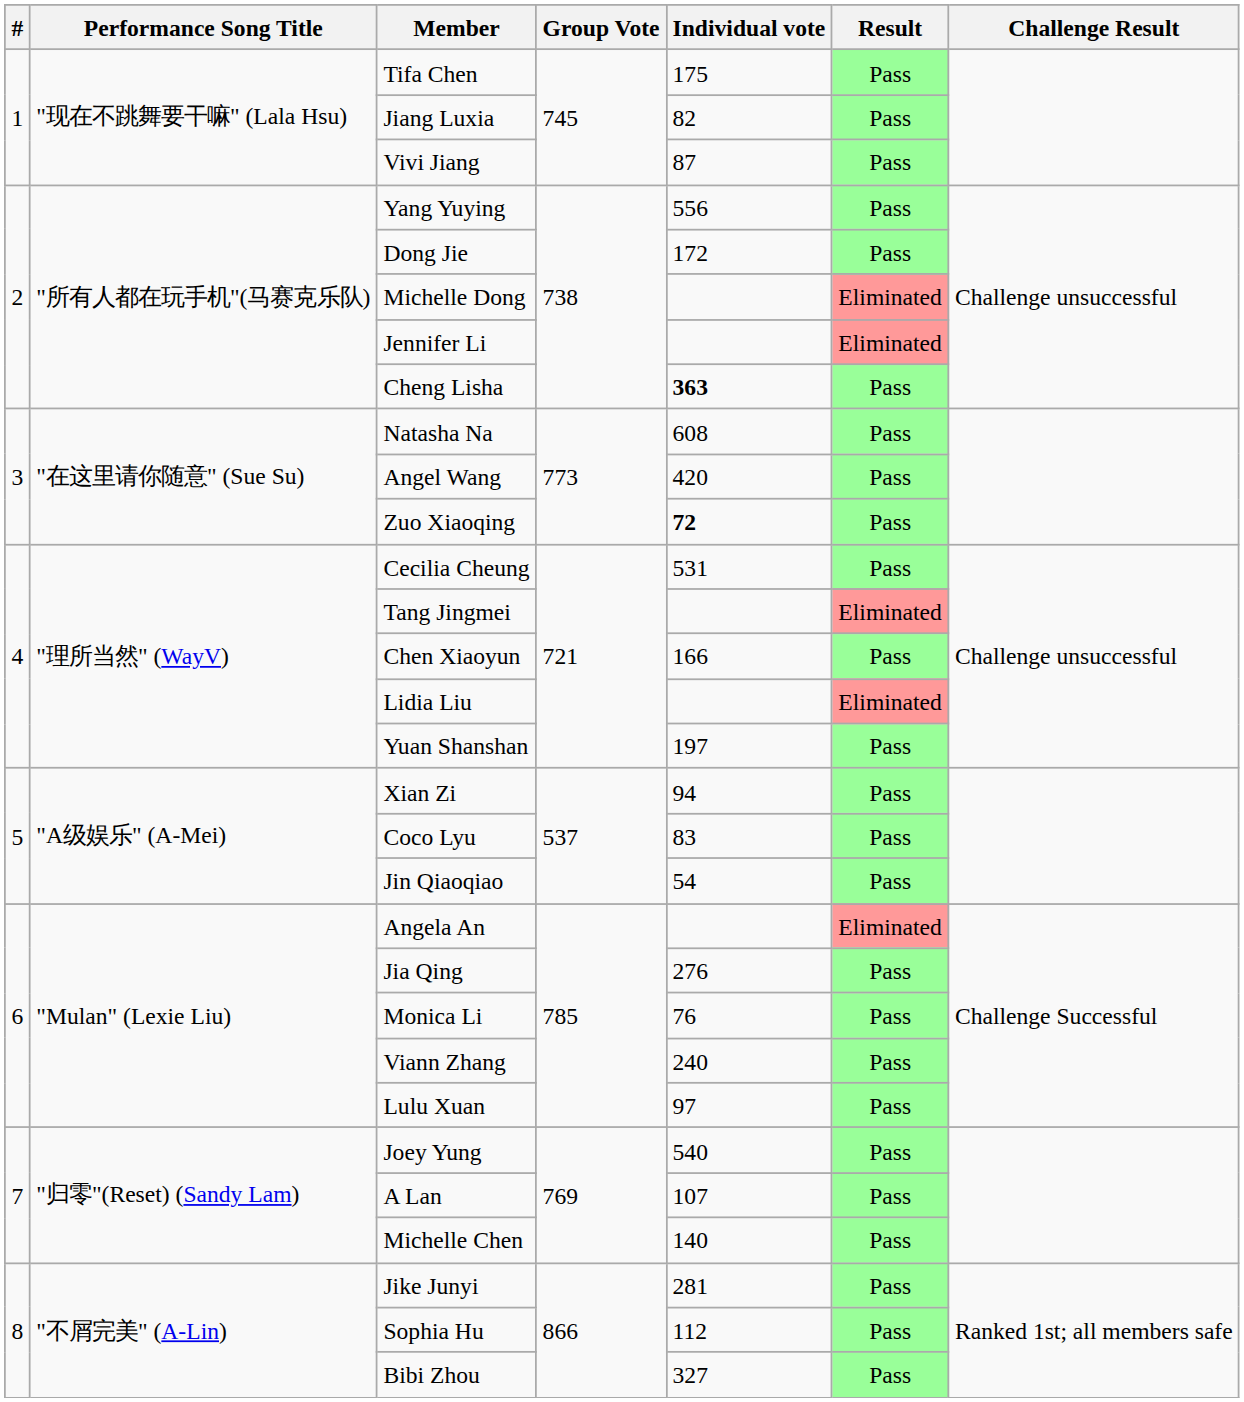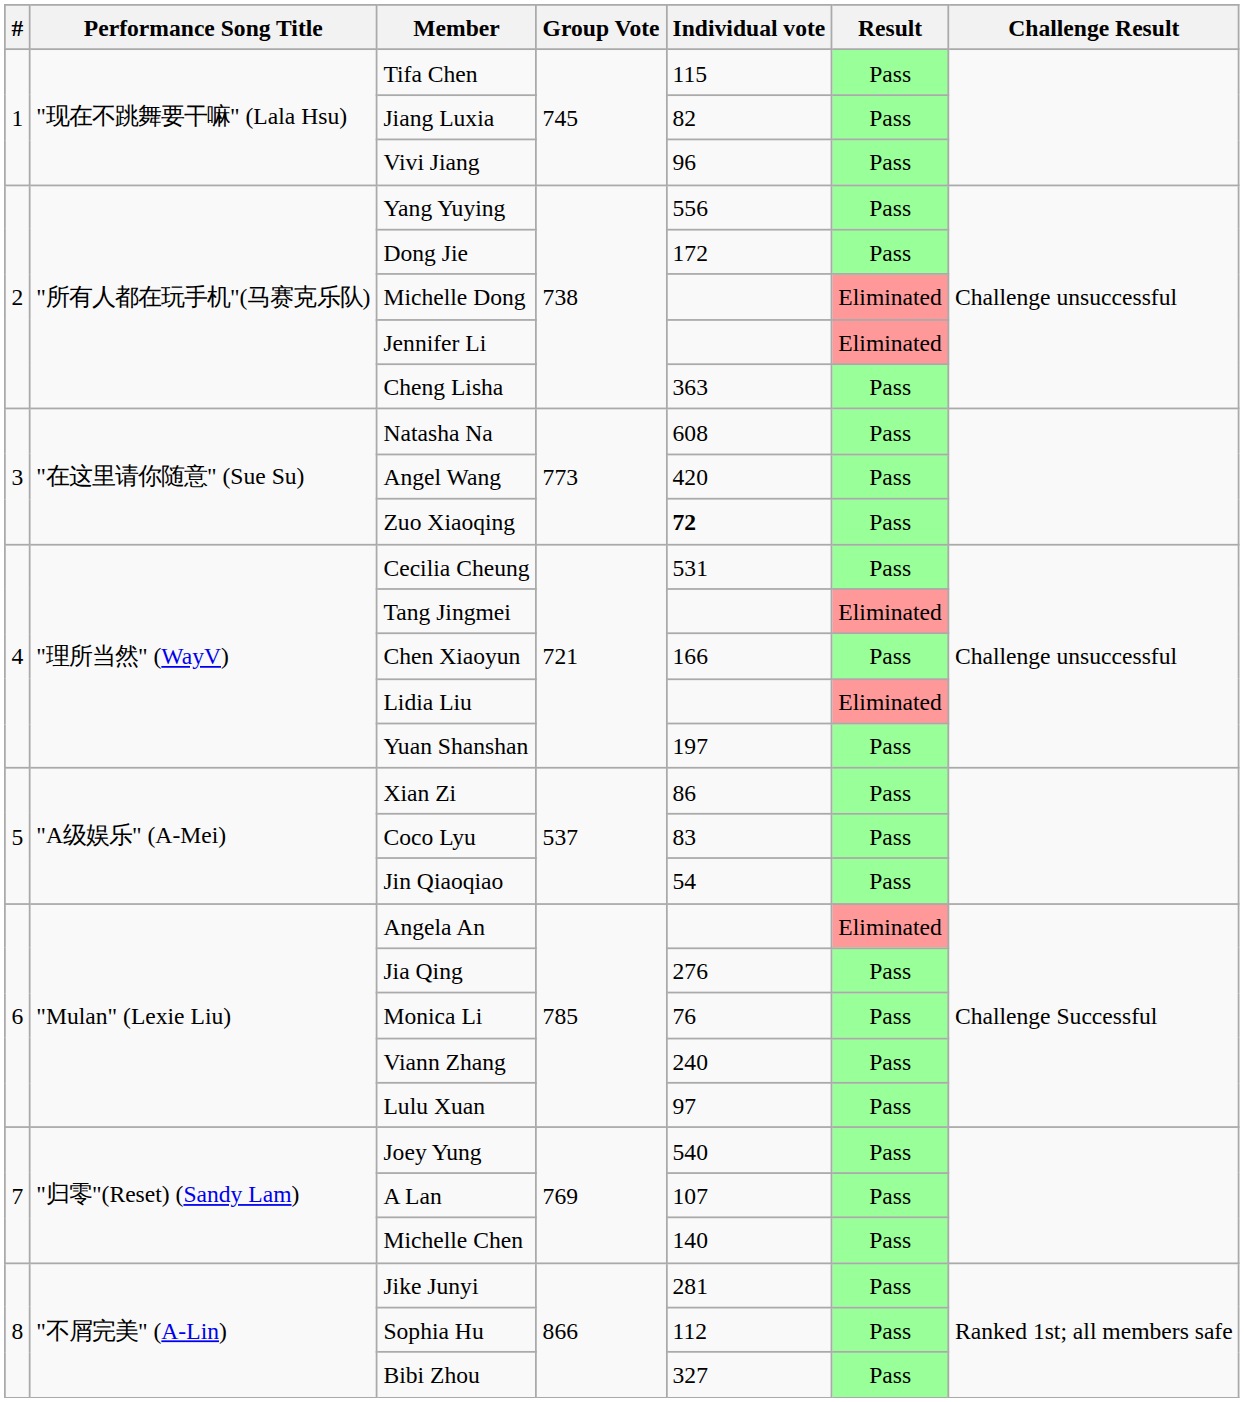(690, 73) 175 -> (690, 73) 115
(684, 163) 87 -> (684, 163) 96
(690, 386) bold -> (690, 388) normal
(684, 792) 94 -> (684, 792) 86
